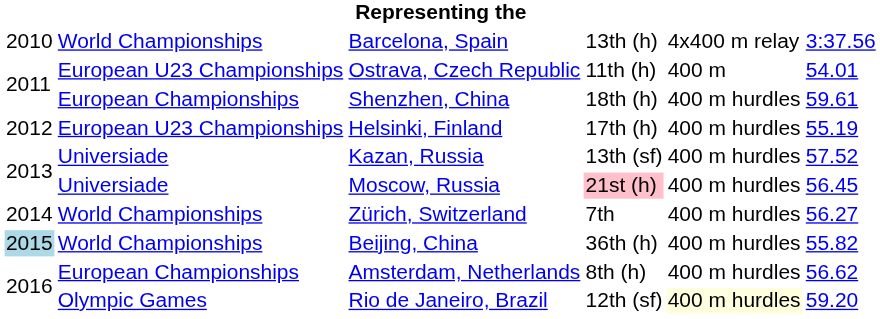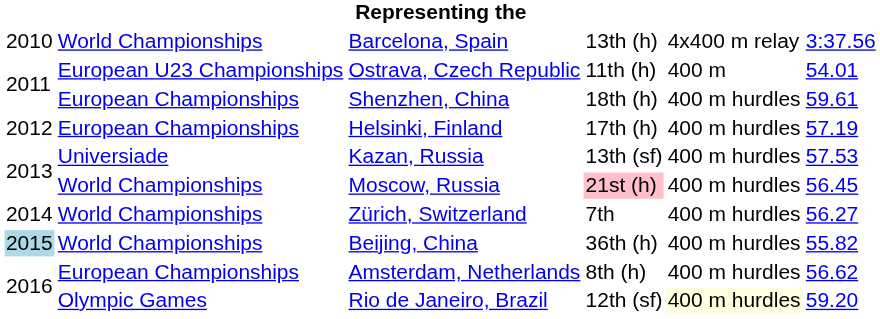(201, 127) European U23 Championships -> (178, 127) European Championships
(832, 127) 55.19 -> (832, 127) 57.19
(832, 156) 57.52 -> (832, 156) 57.53
(113, 185) Universiade -> (160, 185) World Championships
